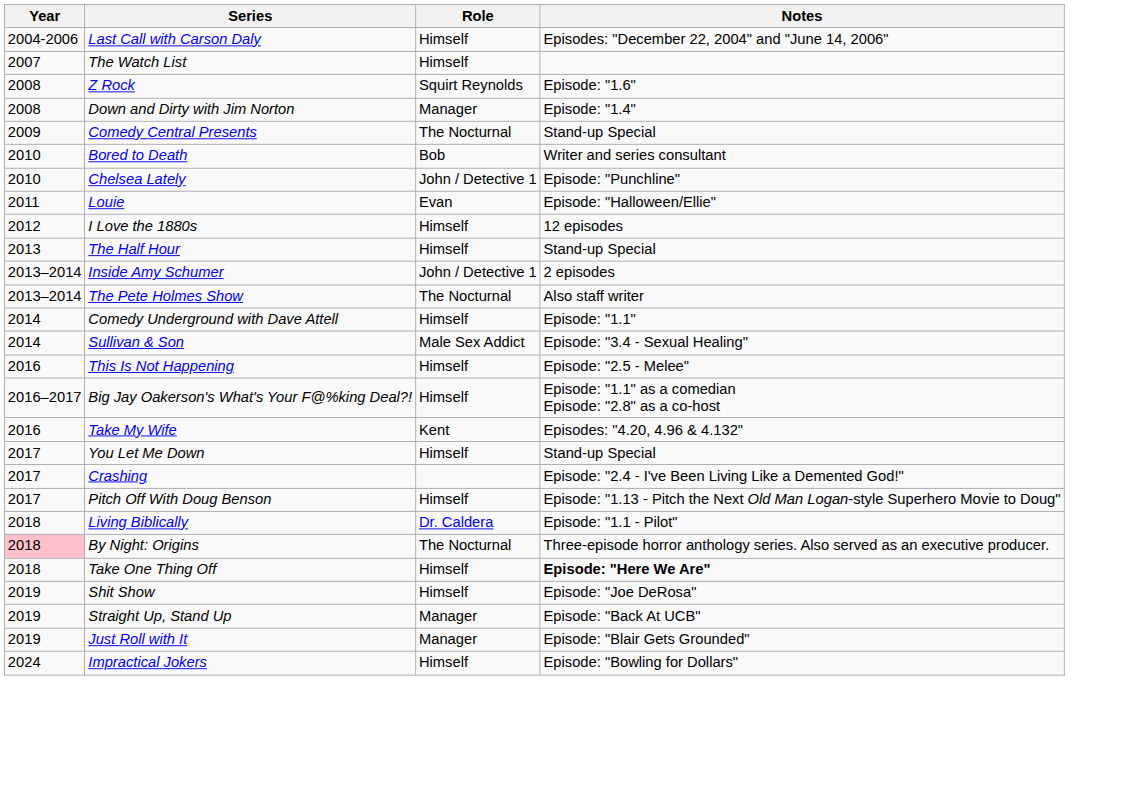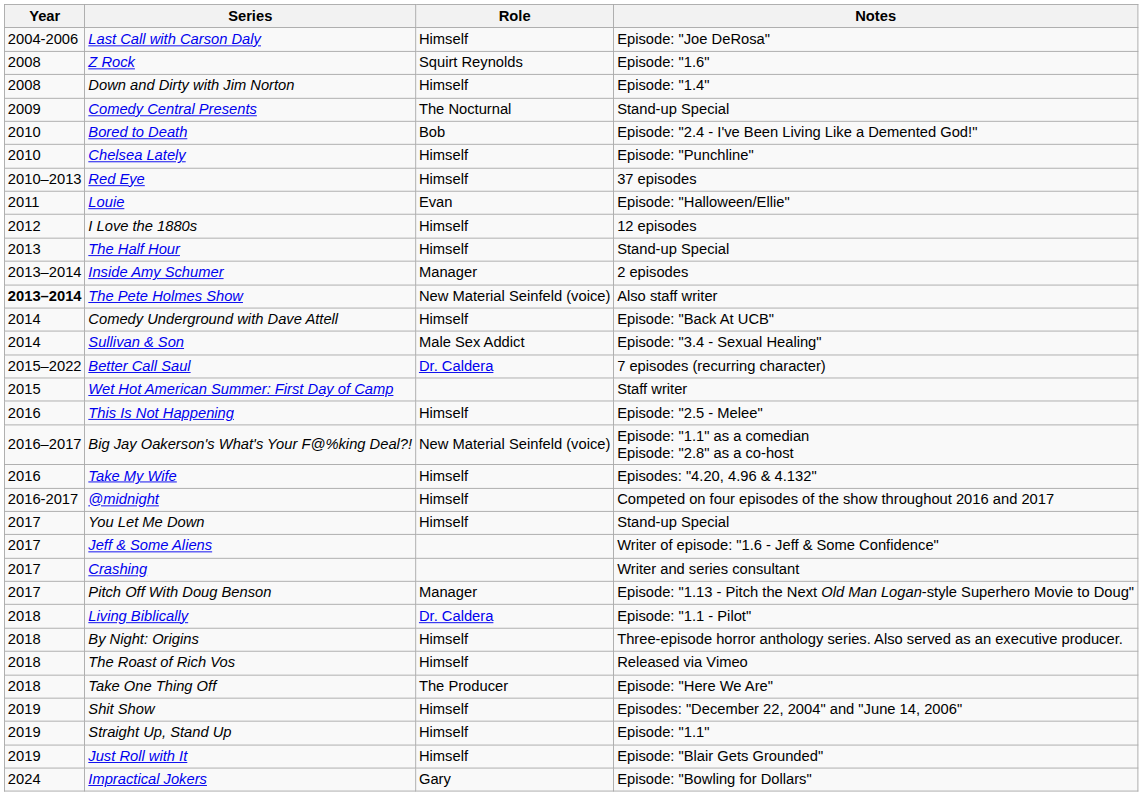(716, 39) Episodes: "December 22, 2004" and "June 14, 2006" -> (694, 39) Episode: "Joe DeRosa"
- row: (137, 62)
(448, 109) Manager -> (443, 86) Himself
(635, 156) Writer and series consultant -> (797, 132) Episode: "2.4 - I've Been Living Like a Demented God!"
(478, 179) John / Detective 1 -> (443, 156) Himself
+ row: (117, 179)
(478, 272) John / Detective 1 -> (448, 272) Manager
(45, 296) normal -> (45, 296) bold
(465, 296) The Nocturnal -> (515, 296) New Material Seinfeld (voice)
(590, 319) Episode: "1.1" -> (696, 319) Episode: "Back At UCB"
+ row: (139, 366)
+ row: (241, 389)
(443, 397) Himself -> (515, 444) New Material Seinfeld (voice)
(434, 429) Kent -> (443, 476) Himself
+ row: (124, 499)
+ row: (150, 546)
(724, 476) Episode: "2.4 - I've Been Living Like a Demented God!" -> (708, 569) Writer and series consultant
(443, 499) Himself -> (448, 593) Manager
(24, 546) pink background -> (24, 639) no background
(465, 546) The Nocturnal -> (443, 639) Himself
+ row: (162, 663)
(443, 569) Himself -> (464, 686) The Producer
(627, 569) bold -> (695, 686) normal
(620, 593) Episode: "Joe DeRosa" -> (790, 709) Episodes: "December 22, 2004" and "June 14, 2006"
(448, 616) Manager -> (443, 733) Himself
(622, 616) Episode: "Back At UCB" -> (663, 733) Episode: "1.1"
(448, 639) Manager -> (443, 756) Himself
(443, 663) Himself -> (435, 779) Gary
